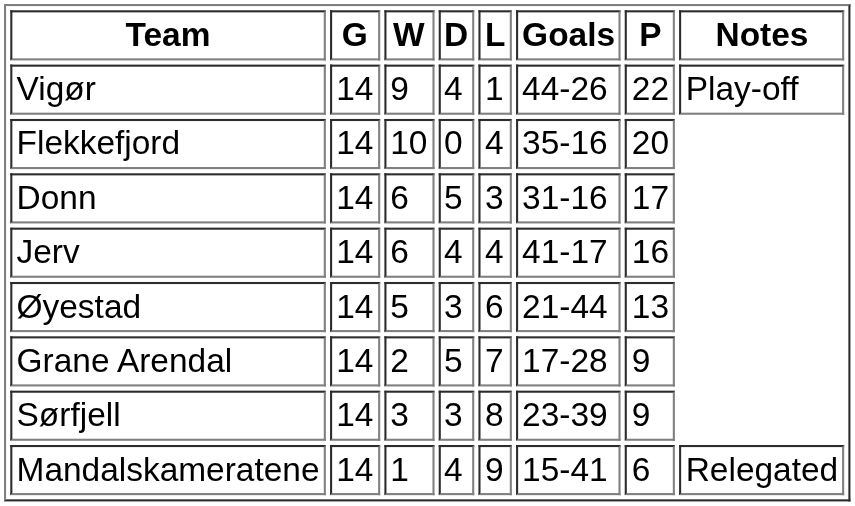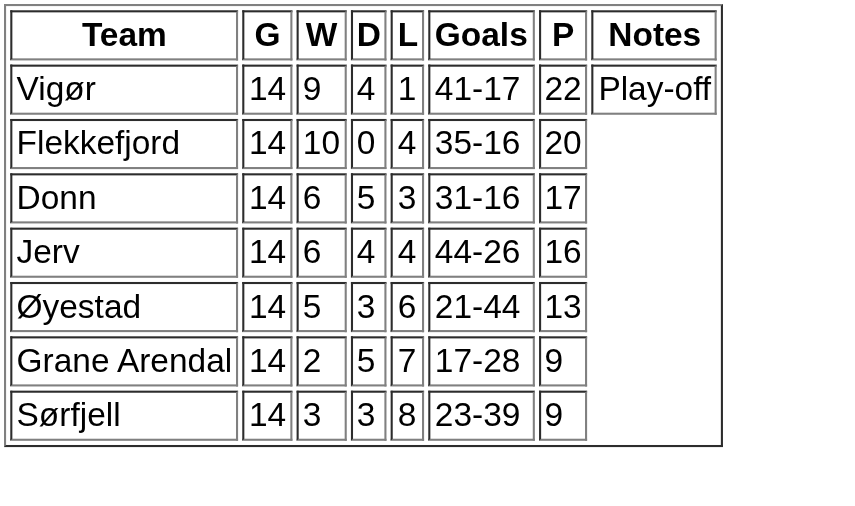(565, 89) 44-26 -> (478, 89) 41-17
(565, 252) 41-17 -> (478, 252) 44-26
- row: (168, 469)
